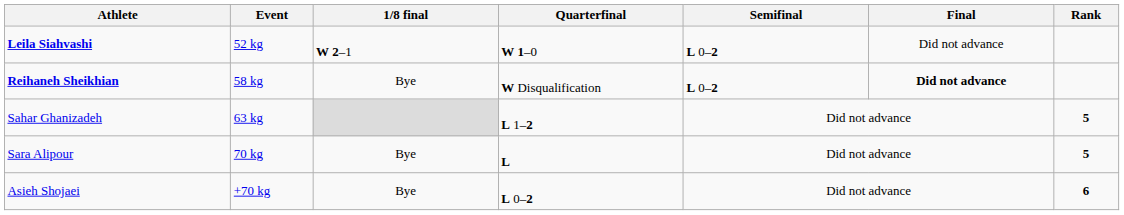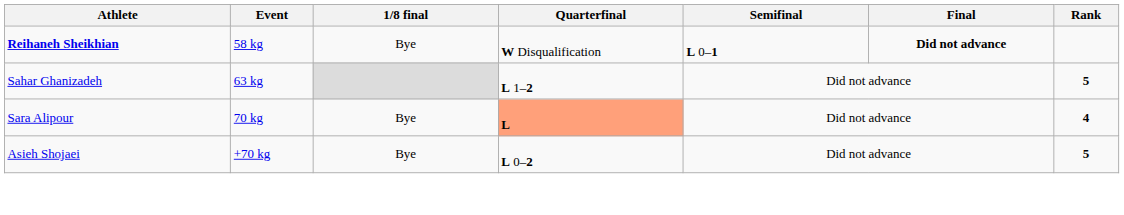- row: (50, 44)
(702, 88) L 0–2 -> (702, 52) L 0–1
(506, 162) no background -> (506, 125) lightsalmon background
(1086, 154) 5 -> (1086, 117) 4
(1086, 191) 6 -> (1086, 154) 5
